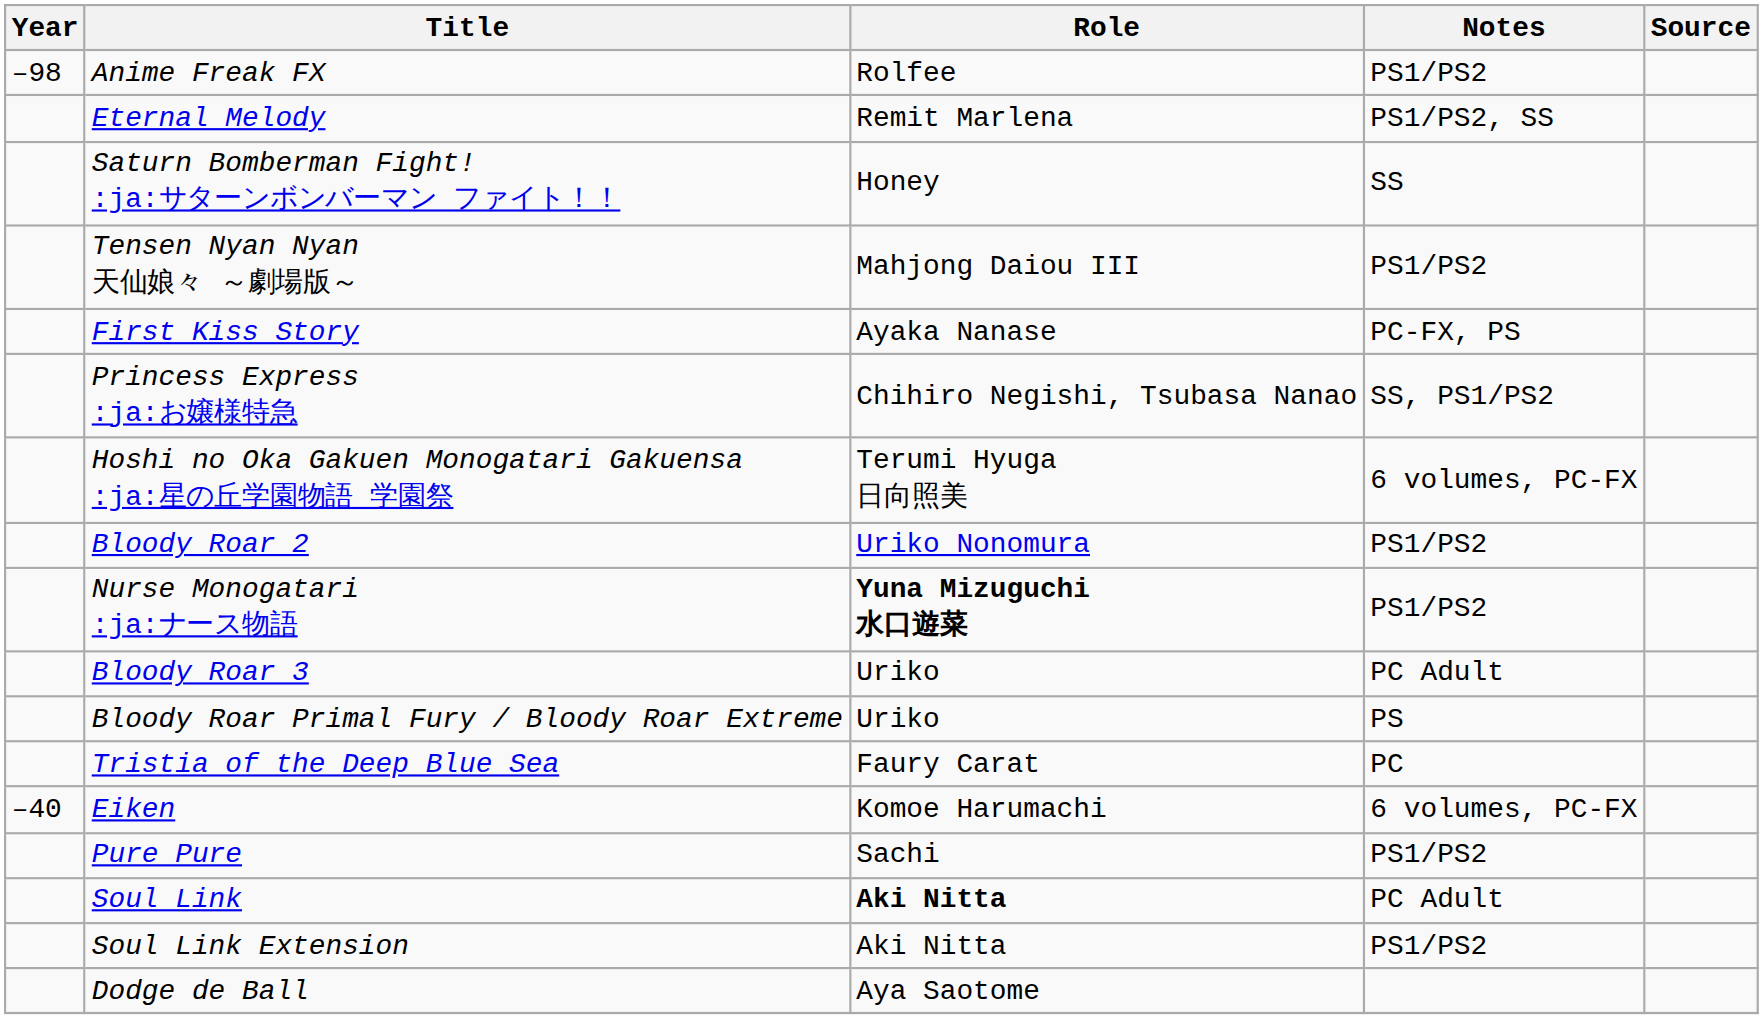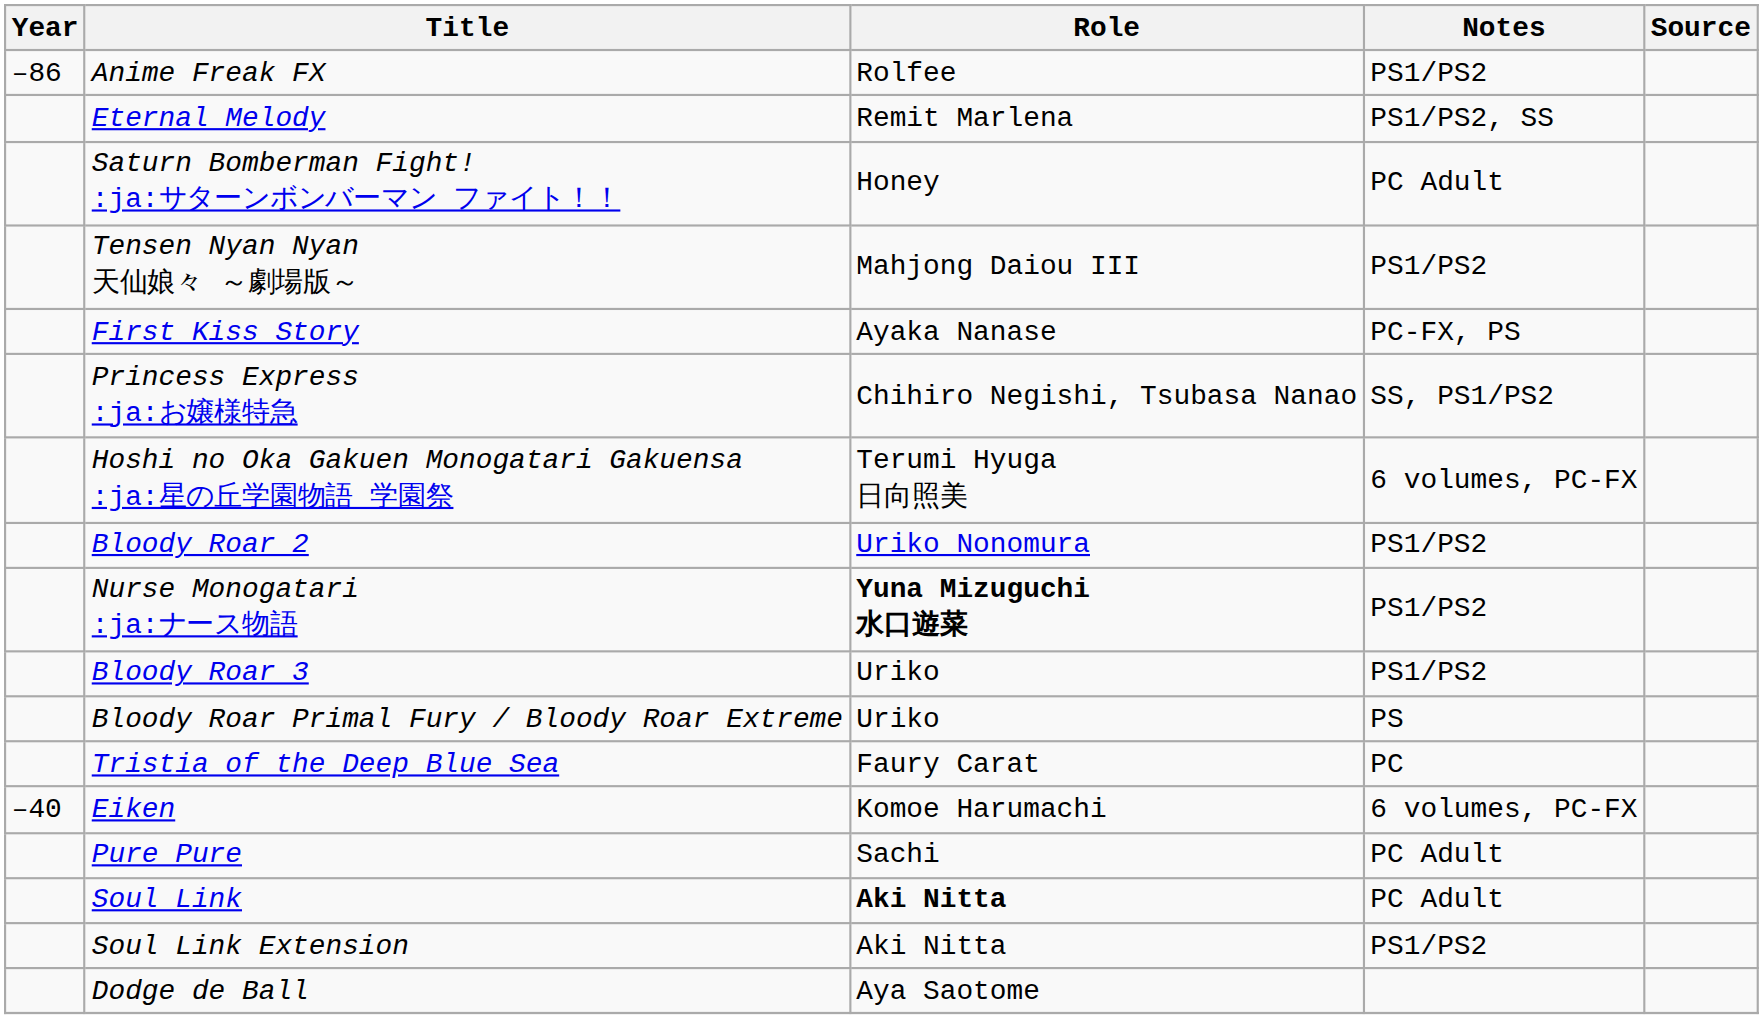(37, 73) –98 -> (37, 73) –86
(1387, 183) SS -> (1437, 183) PC Adult
(1437, 674) PC Adult -> (1429, 674) PS1/PS2
(1429, 855) PS1/PS2 -> (1437, 855) PC Adult
